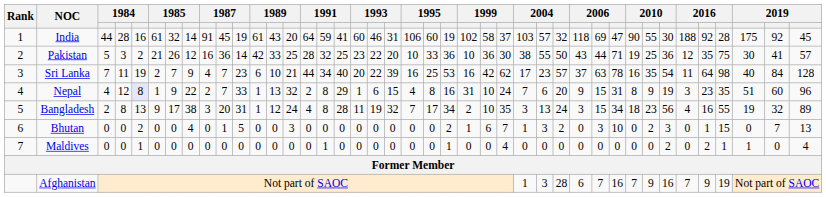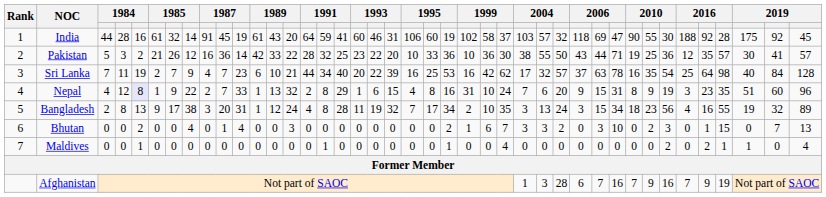(292, 55) 25 -> (292, 55) 22
(724, 55) 75 -> (724, 55) 57
(545, 73) 23 -> (545, 73) 32
(687, 73) 11 -> (687, 73) 25
(241, 128) 5 -> (241, 128) 4
(525, 128) 1 -> (525, 128) 3
